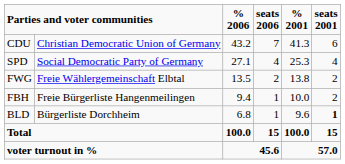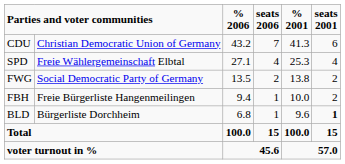(120, 61) Social Democratic Party of Germany -> (111, 61) Freie Wählergemeinschaft Elbtal
(111, 79) Freie Wählergemeinschaft Elbtal -> (120, 79) Social Democratic Party of Germany
